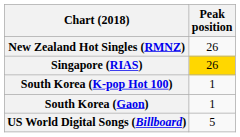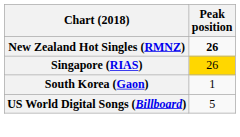(212, 46) normal -> (212, 46) bold
- row: (97, 84)
